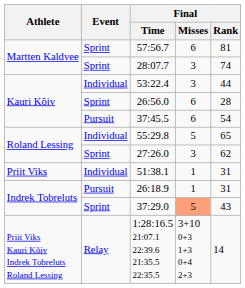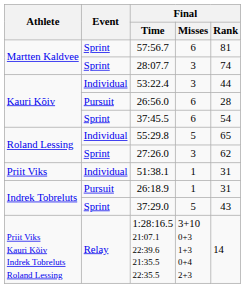(97, 101) Sprint -> (99, 101) Pursuit
(99, 119) Pursuit -> (97, 119) Sprint
(193, 207) lightsalmon background -> (193, 207) no background
